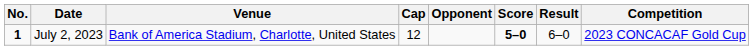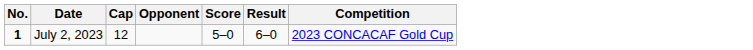- column: (252, 14)
(516, 34) bold -> (223, 34) normal
